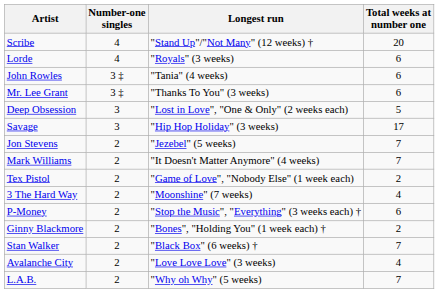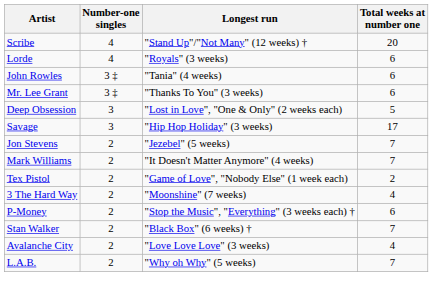- row: (45, 229)
